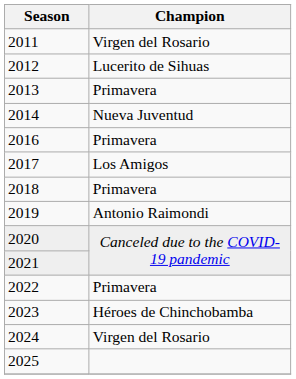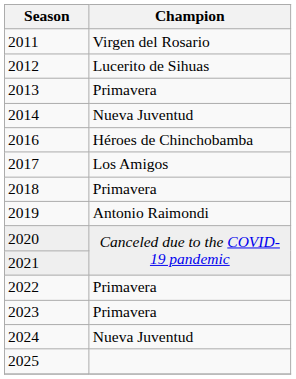(125, 139) Primavera -> (173, 139) Héroes de Chinchobamba
(173, 312) Héroes de Chinchobamba -> (125, 312) Primavera
(151, 336) Virgen del Rosario -> (143, 336) Nueva Juventud
